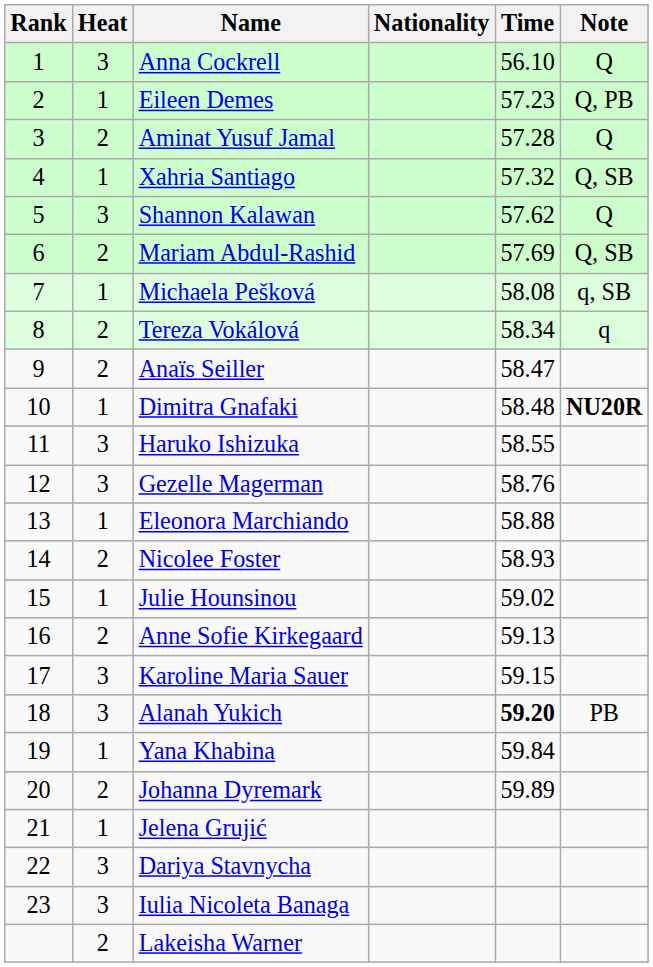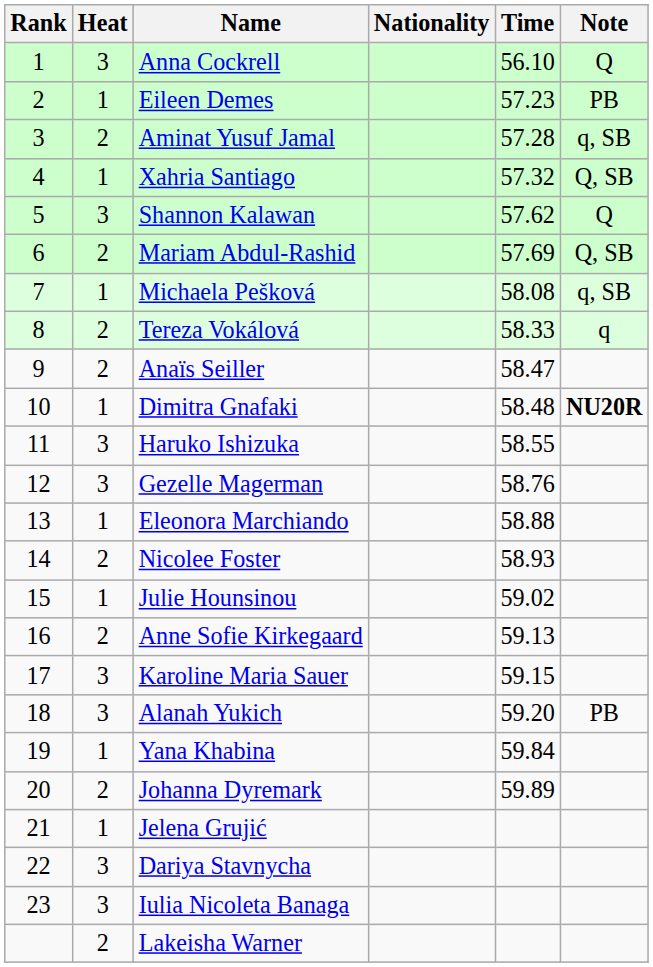(604, 100) Q, PB -> (604, 100) PB
(604, 138) Q -> (604, 138) q, SB
(528, 330) 58.34 -> (528, 330) 58.33
(528, 713) bold -> (528, 713) normal
